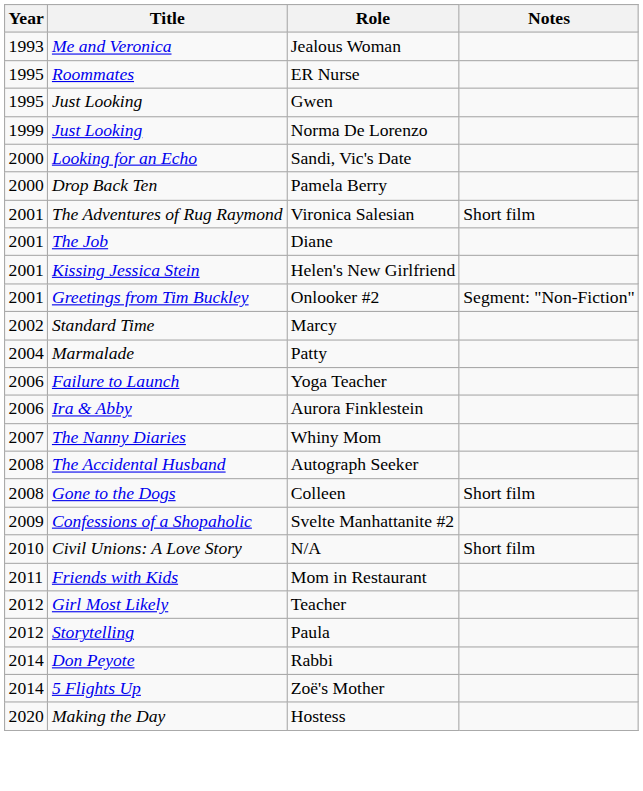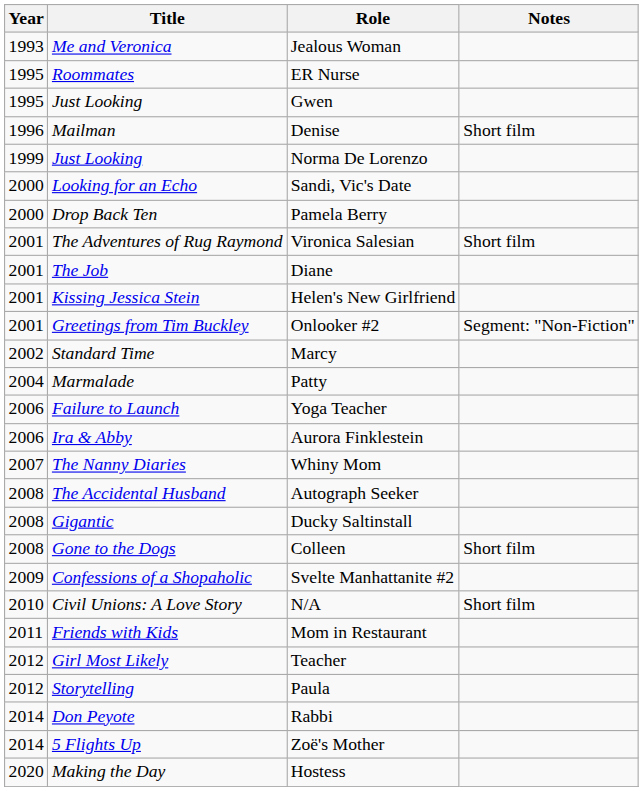+ row: (315, 130)
+ row: (352, 520)
